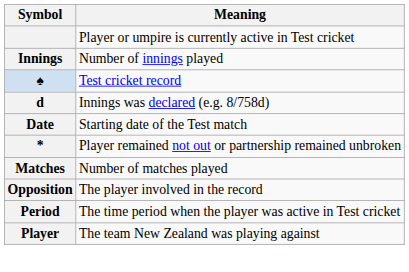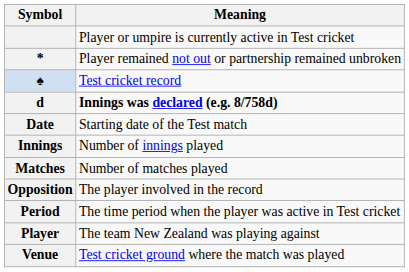rows swapped: (40, 146) <-> (40, 59)
(174, 102) normal -> (178, 102) bold
+ row: (40, 255)
